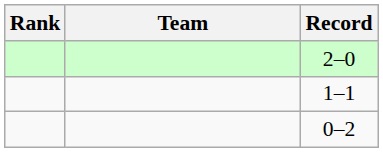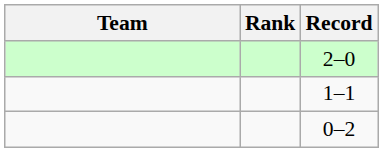columns swapped: (35, 22) <-> (183, 22)
